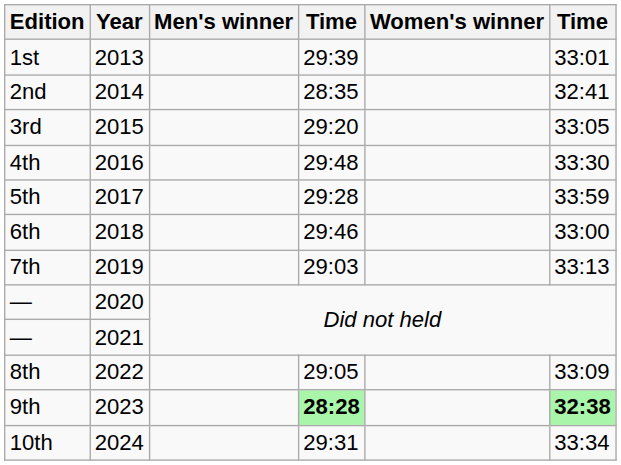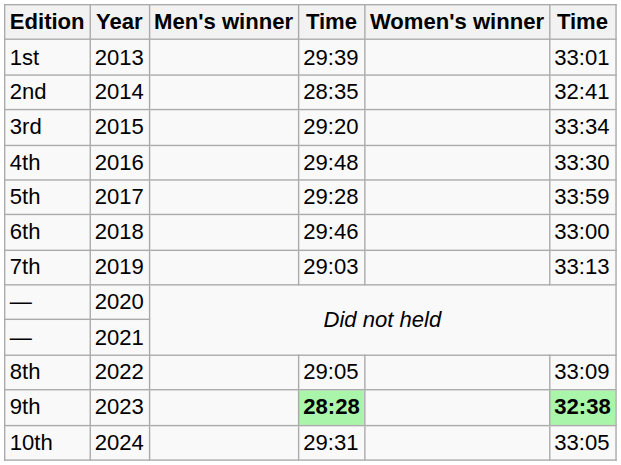(582, 127) 33:05 -> (582, 127) 33:34
(582, 442) 33:34 -> (582, 442) 33:05
